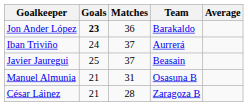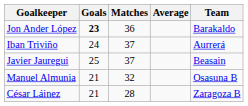columns swapped: (223, 12) <-> (177, 12)
(130, 77) 31 -> (130, 77) 32
